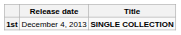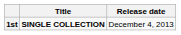columns swapped: (54, 11) <-> (132, 11)
